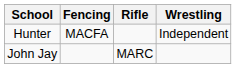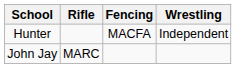columns swapped: (87, 14) <-> (135, 14)
